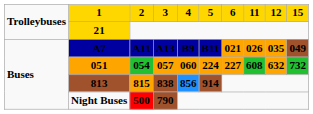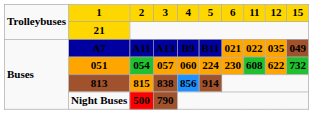(254, 48) 026 -> (254, 48) 022
(233, 65) 227 -> (233, 65) 230
(276, 65) 632 -> (276, 65) 622
